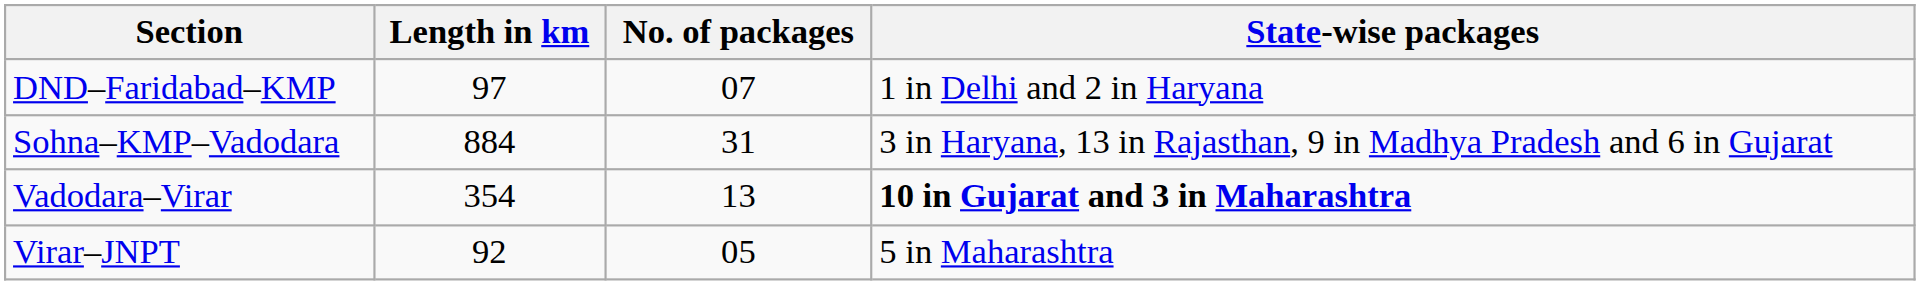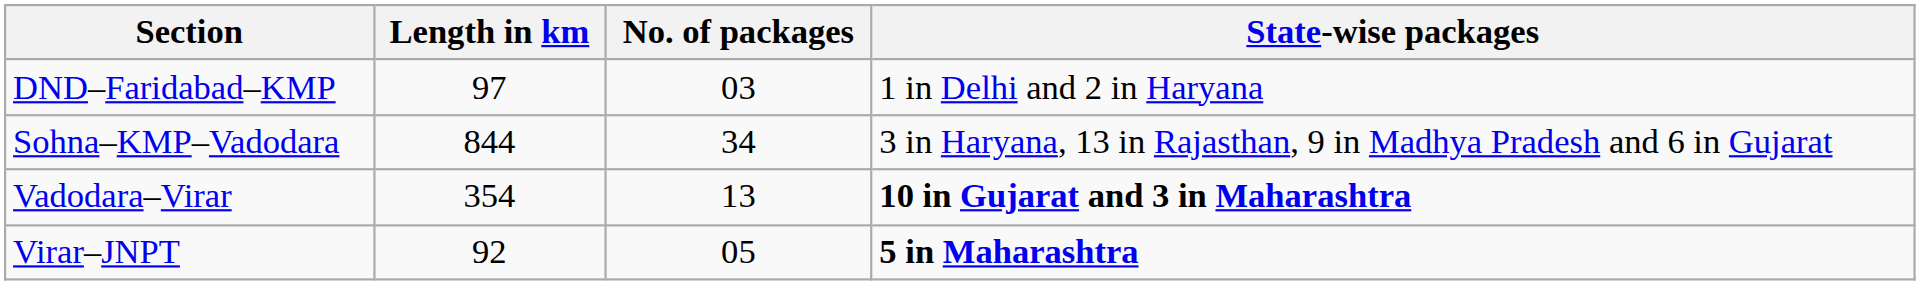(738, 86) 07 -> (738, 86) 03
(489, 141) 884 -> (489, 141) 844
(738, 141) 31 -> (738, 141) 34
(996, 251) normal -> (1009, 251) bold
